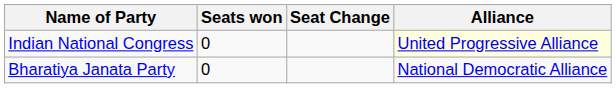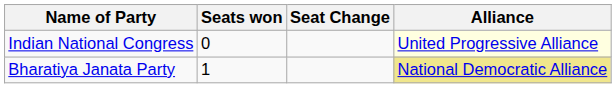(206, 69) 0 -> (206, 69) 1
(502, 69) no background -> (502, 69) khaki background
